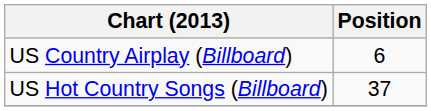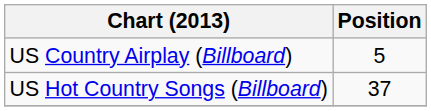(380, 55) 6 -> (380, 55) 5
